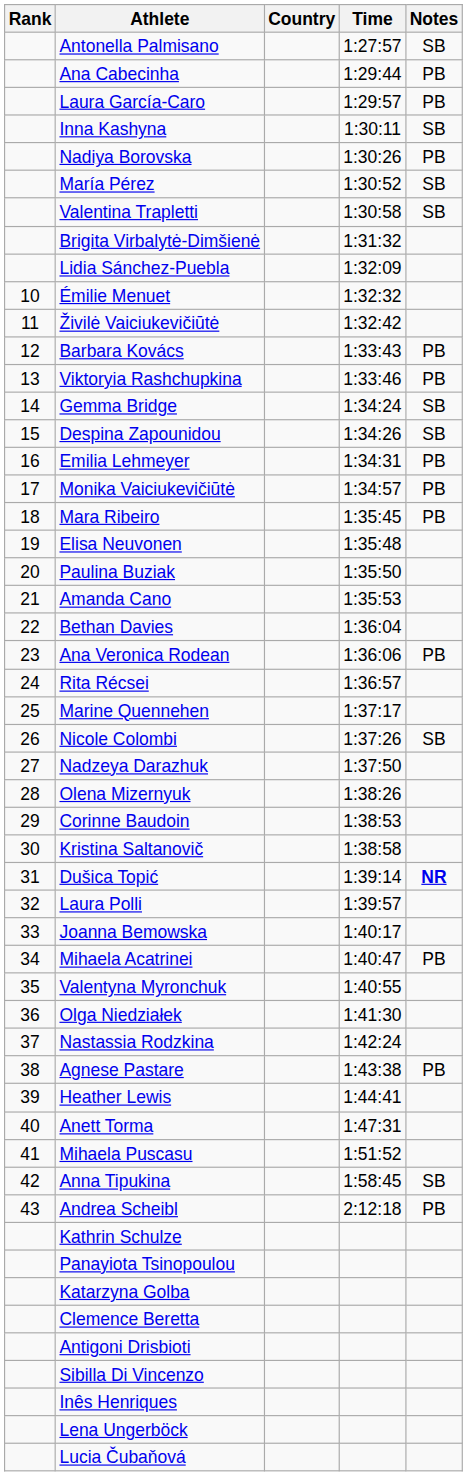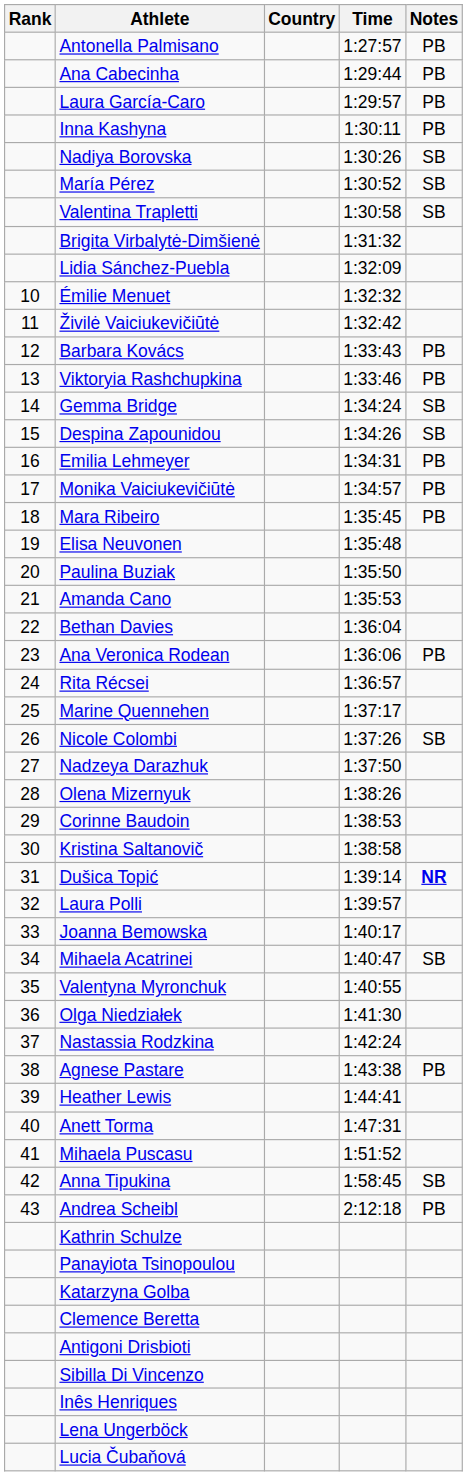(434, 46) SB -> (434, 46) PB
(434, 129) SB -> (434, 129) PB
(434, 157) PB -> (434, 157) SB
(434, 959) PB -> (434, 959) SB
